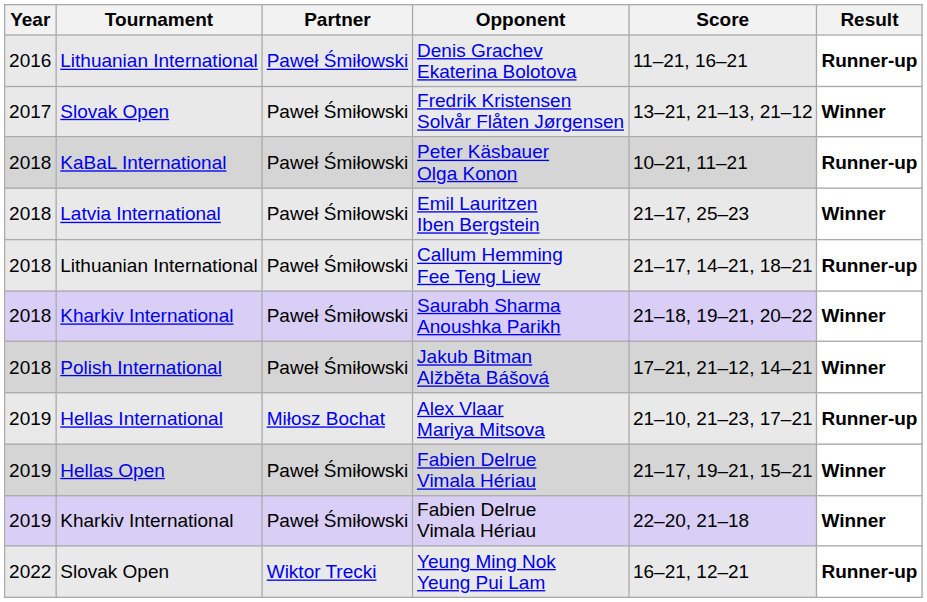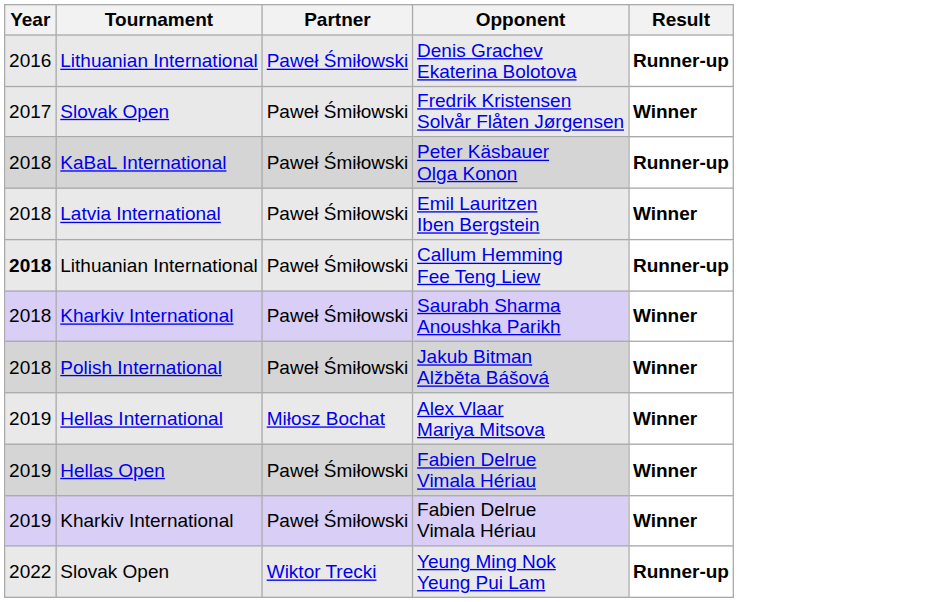- column: (723, 20)
(30, 265) normal -> (30, 265) bold
(869, 419) Runner-up -> (665, 419) Winner
